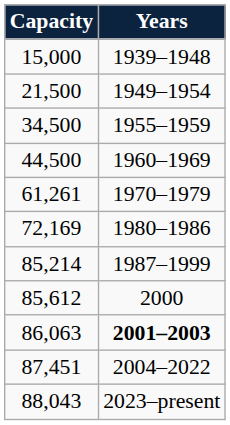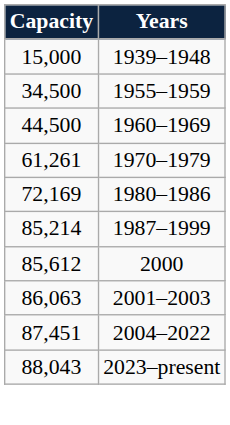- row: (51, 90)
(162, 332) bold -> (162, 297) normal
